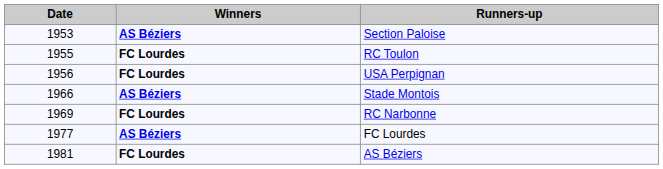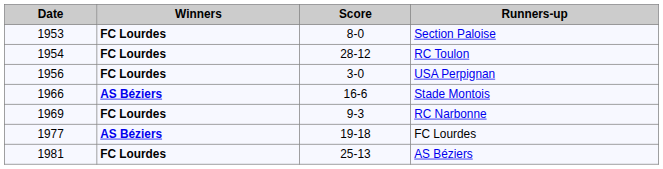+ column: (355, 14)
(150, 34) AS Béziers -> (133, 34) FC Lourdes
(60, 54) 1955 -> (51, 54) 1954
